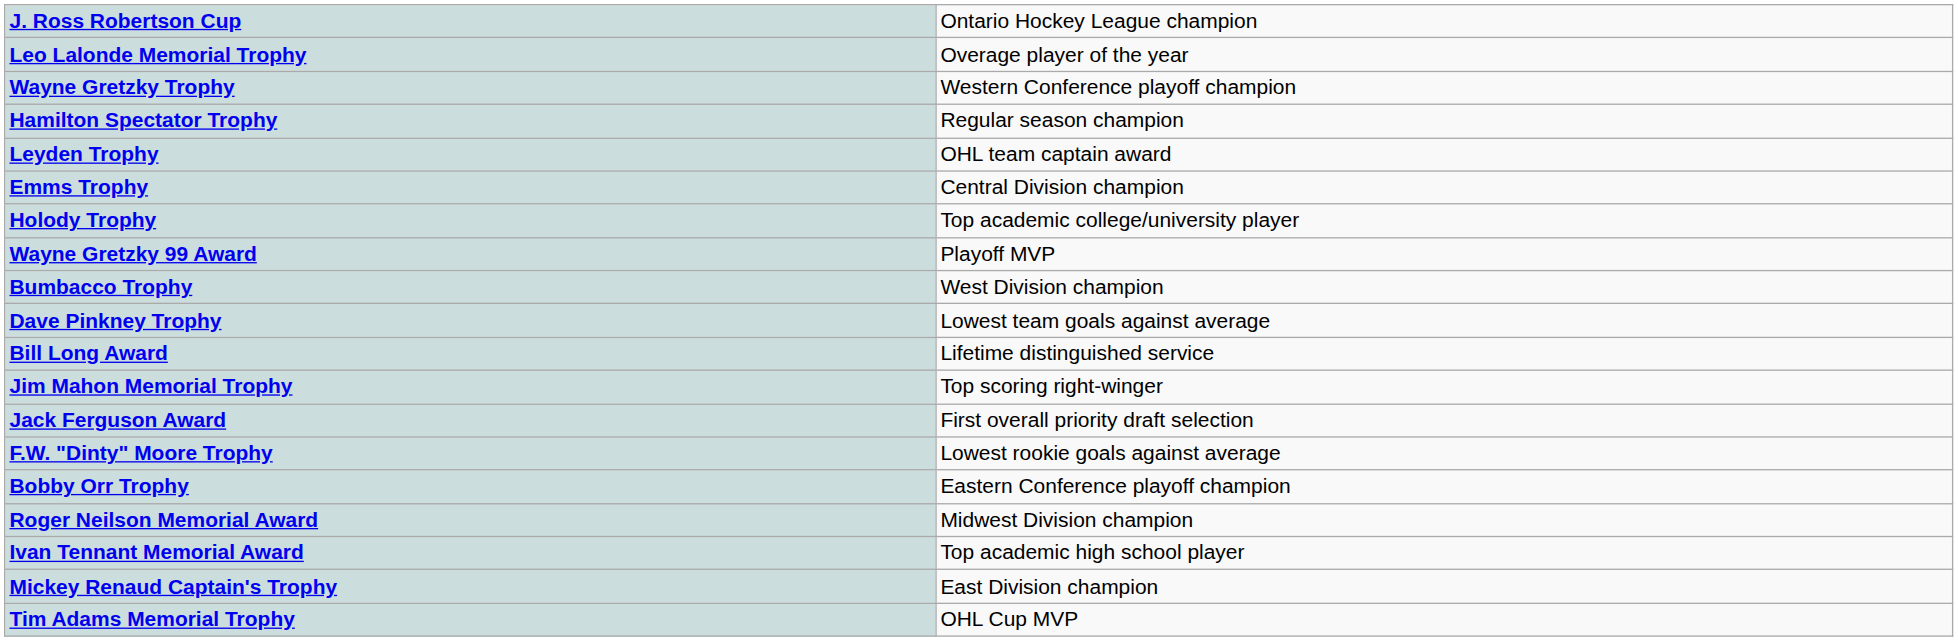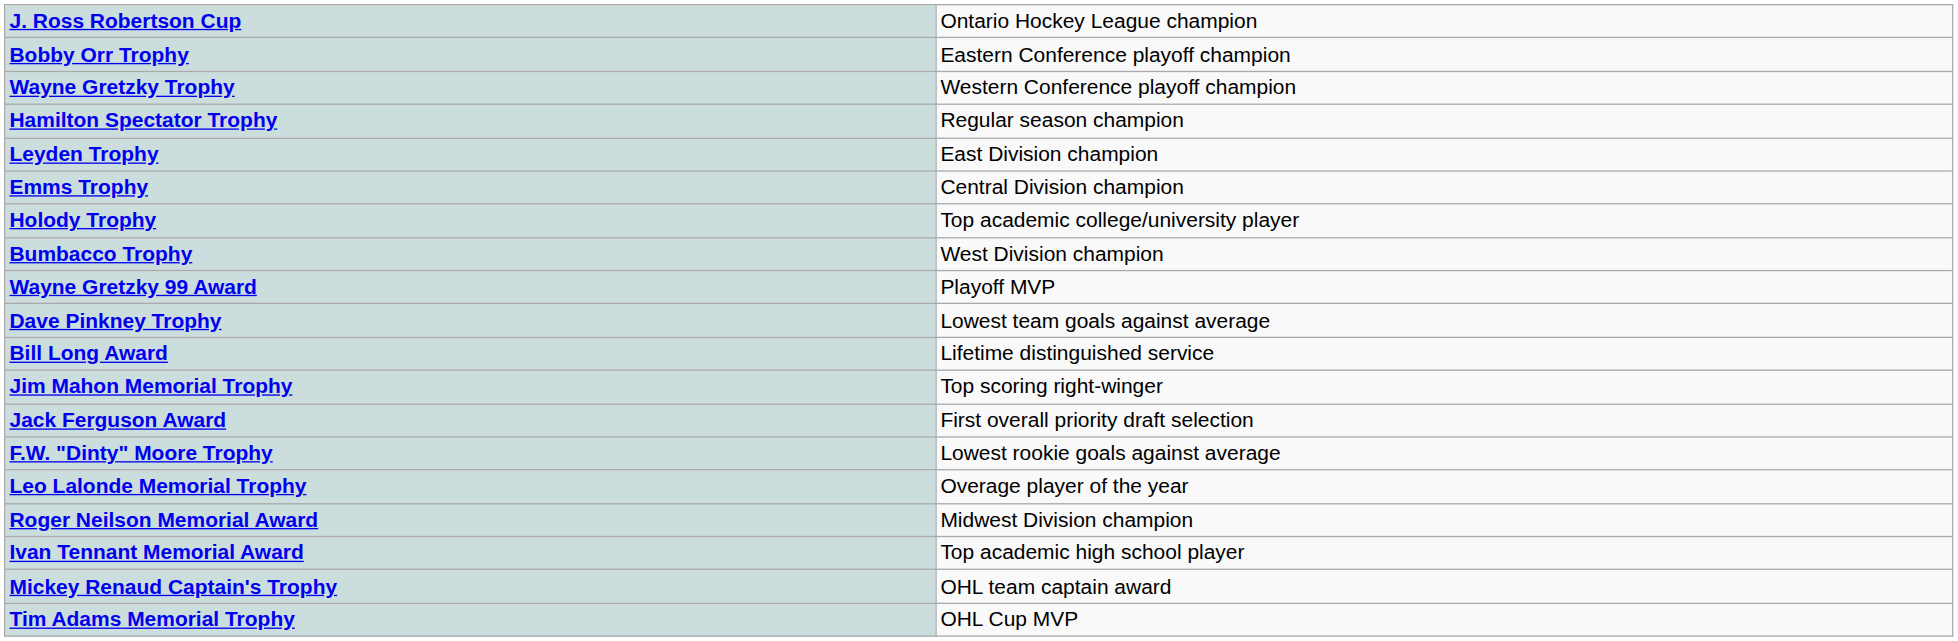rows swapped: (99, 486) <-> (158, 54)
(1056, 154) OHL team captain award -> (1049, 154) East Division champion
rows swapped: (101, 287) <-> (133, 253)
(1049, 586) East Division champion -> (1056, 586) OHL team captain award
